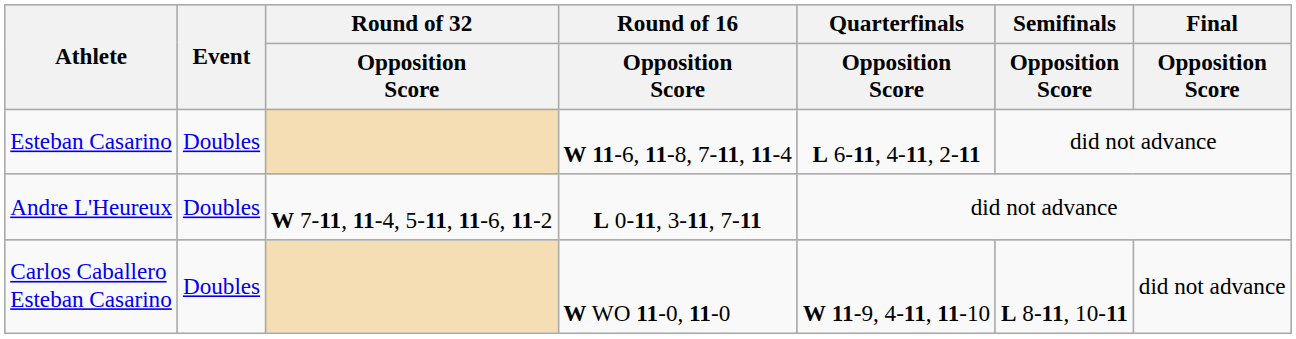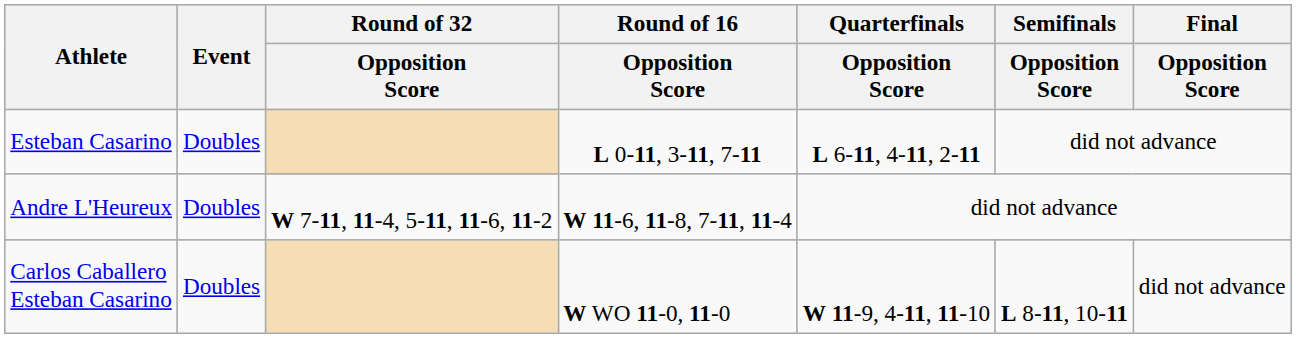(678, 155) W 11-6, 11-8, 7-11, 11-4 -> (678, 155) L 0-11, 3-11, 7-11
(678, 220) L 0-11, 3-11, 7-11 -> (678, 220) W 11-6, 11-8, 7-11, 11-4
